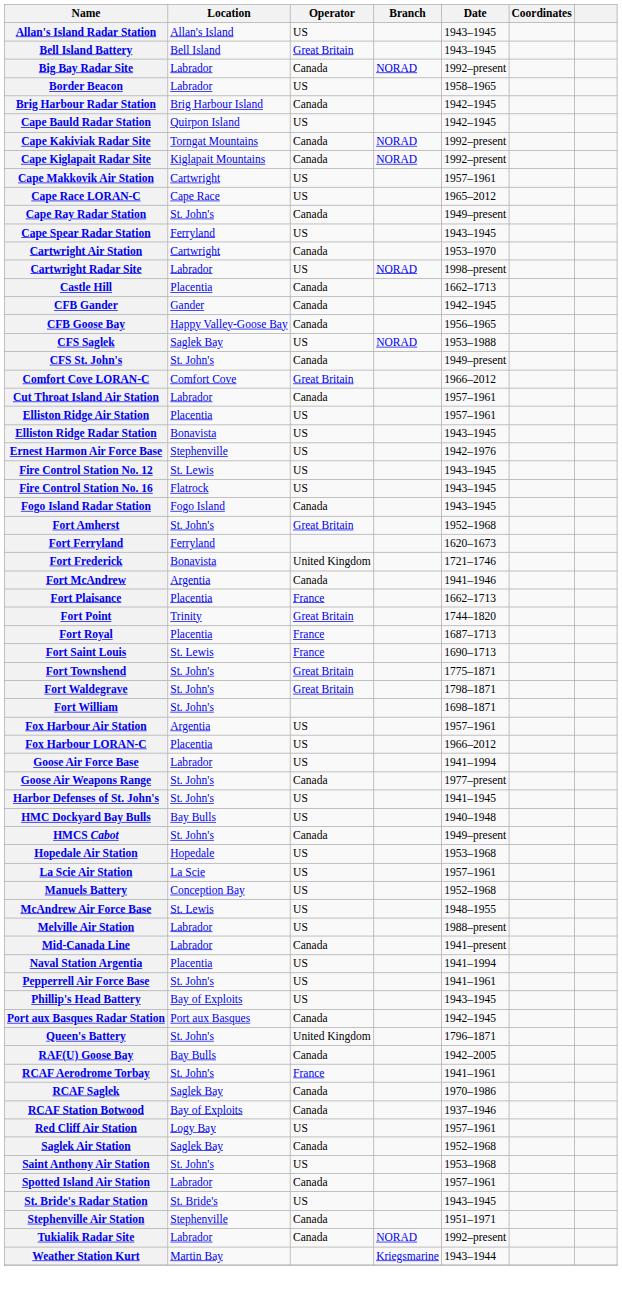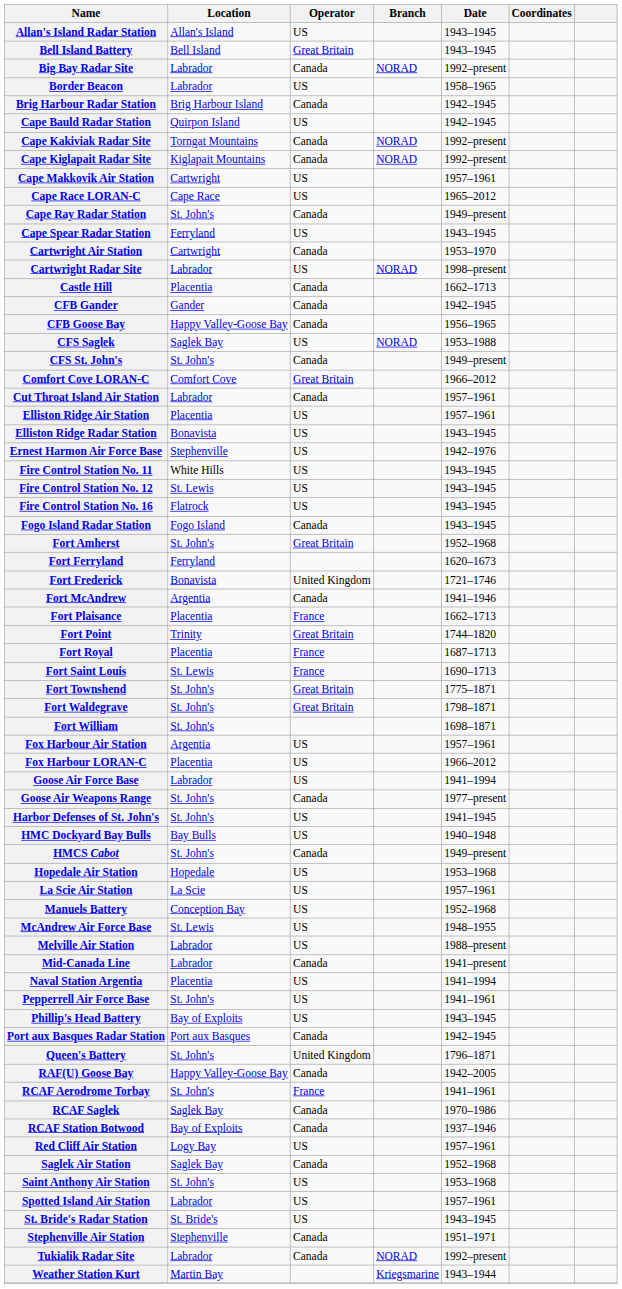+ row: (86, 470)
(193, 1055) Bay Bulls -> (229, 1073) Happy Valley-Goose Bay
(310, 1182) Canada -> (300, 1201) US
